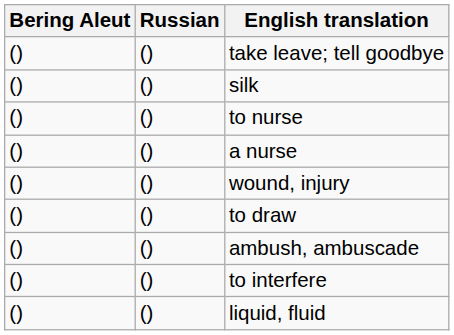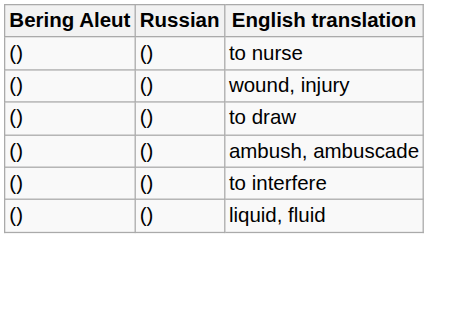- row: (337, 53)
- row: (244, 85)
- row: (263, 150)
